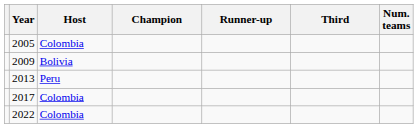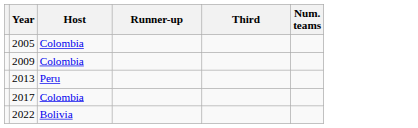- column: (157, 19)
(56, 61) Bolivia -> (62, 61) Colombia
(62, 114) Colombia -> (56, 114) Bolivia
